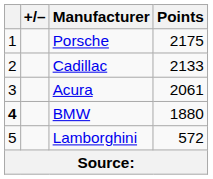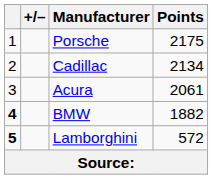(187, 65) 2133 -> (187, 65) 2134
(187, 114) 1880 -> (187, 114) 1882
(12, 138) normal -> (12, 138) bold
